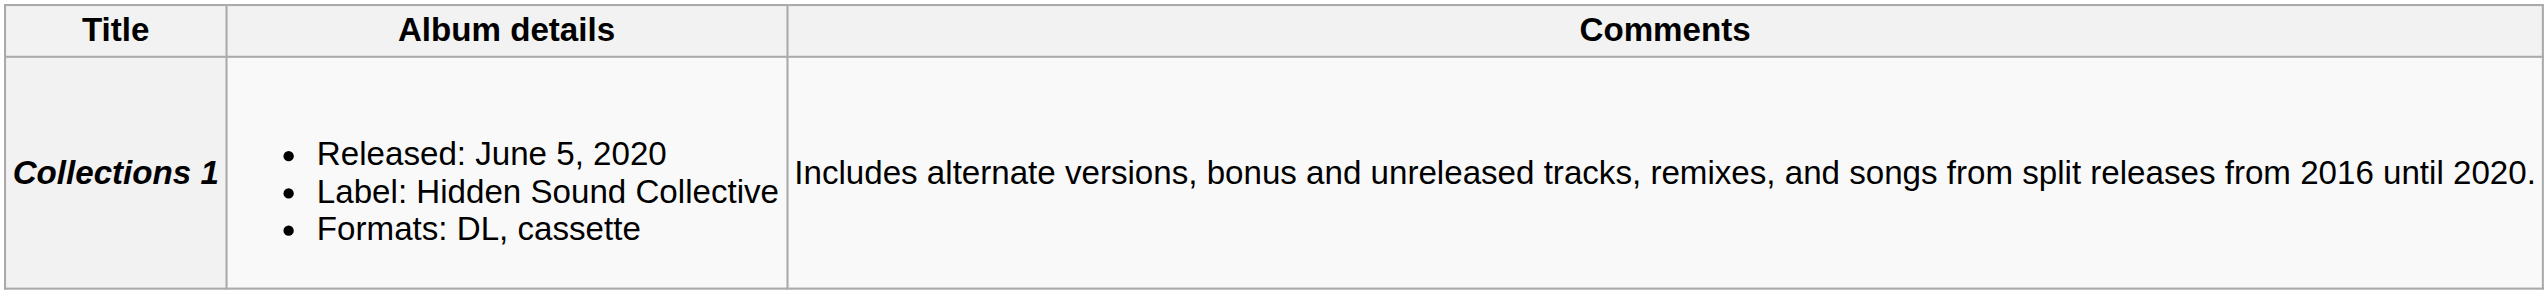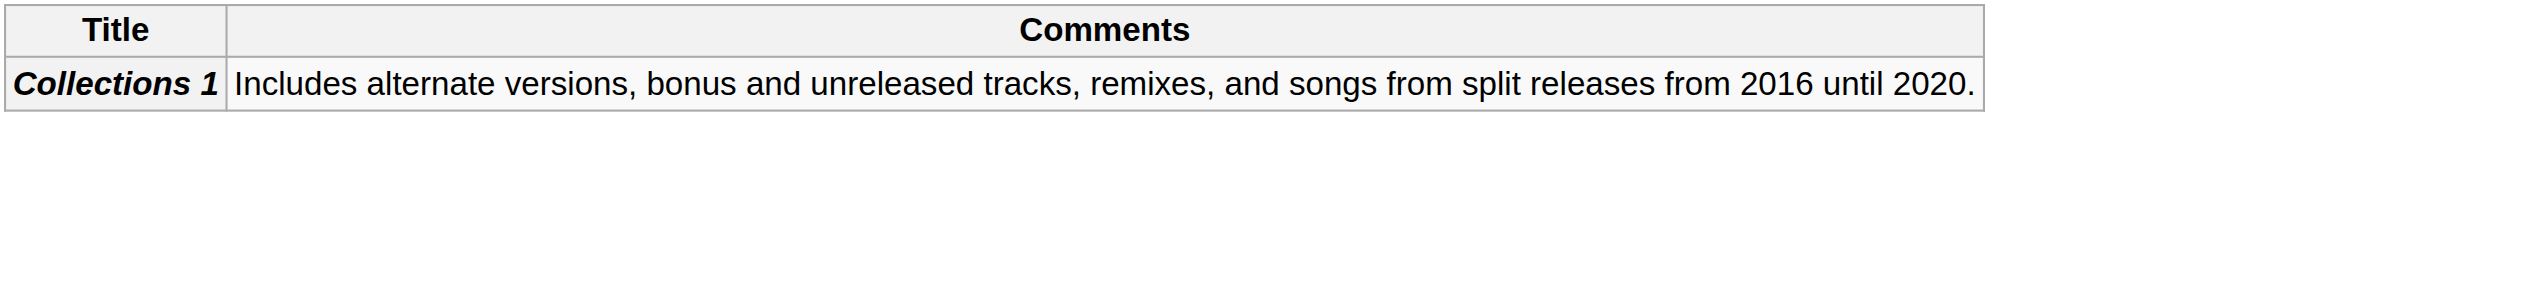- column: (507, 30)
